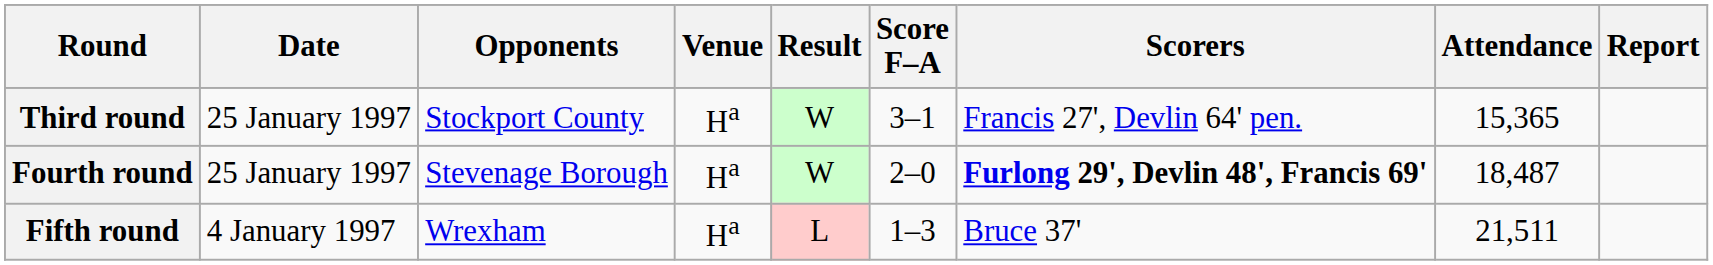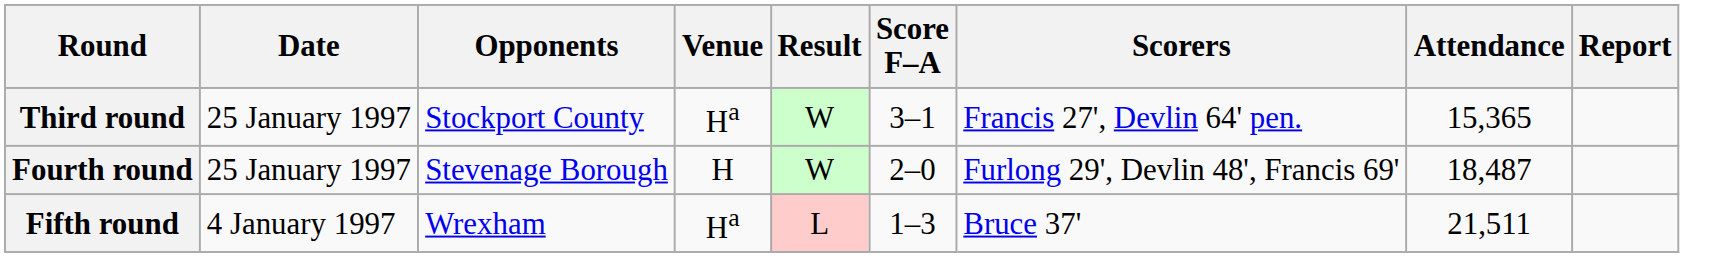(723, 174) Ha -> (723, 170) H
(1195, 174) bold -> (1181, 170) normal
